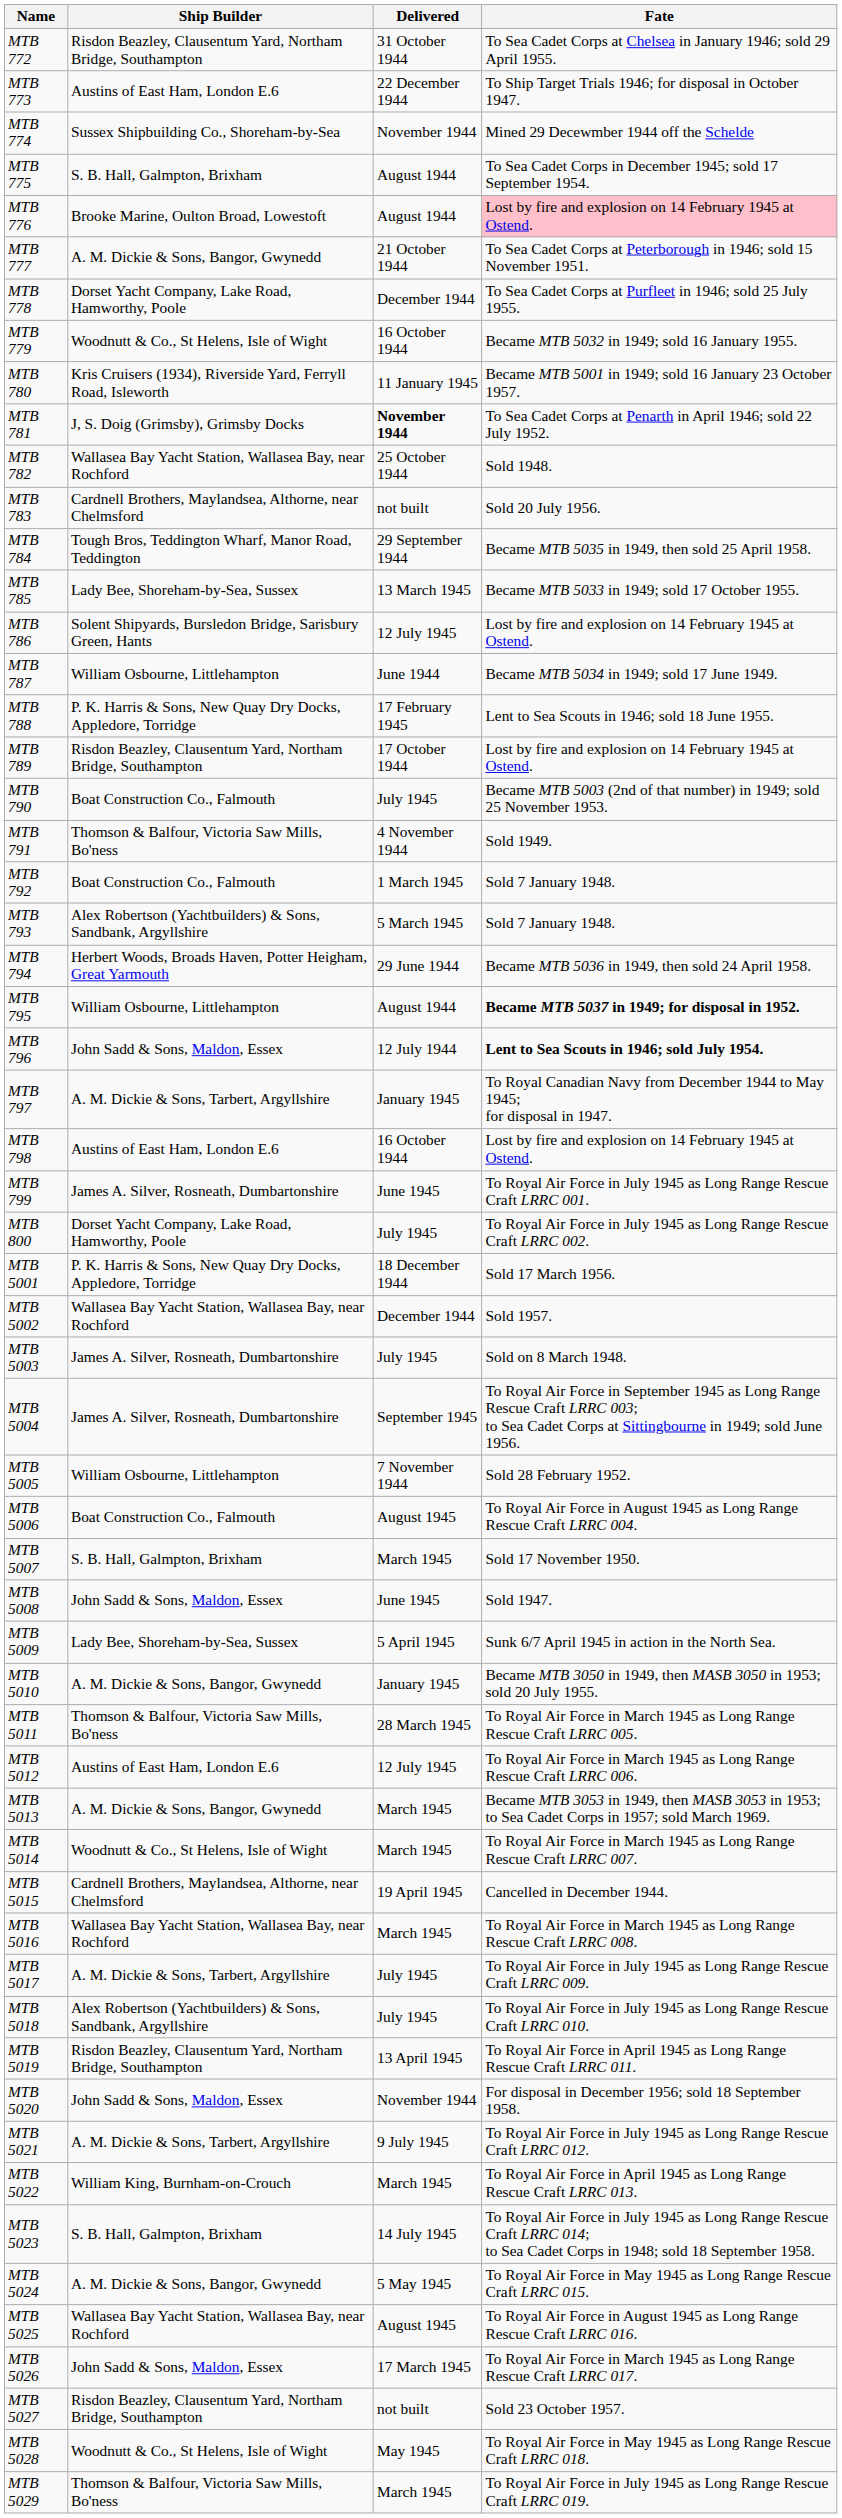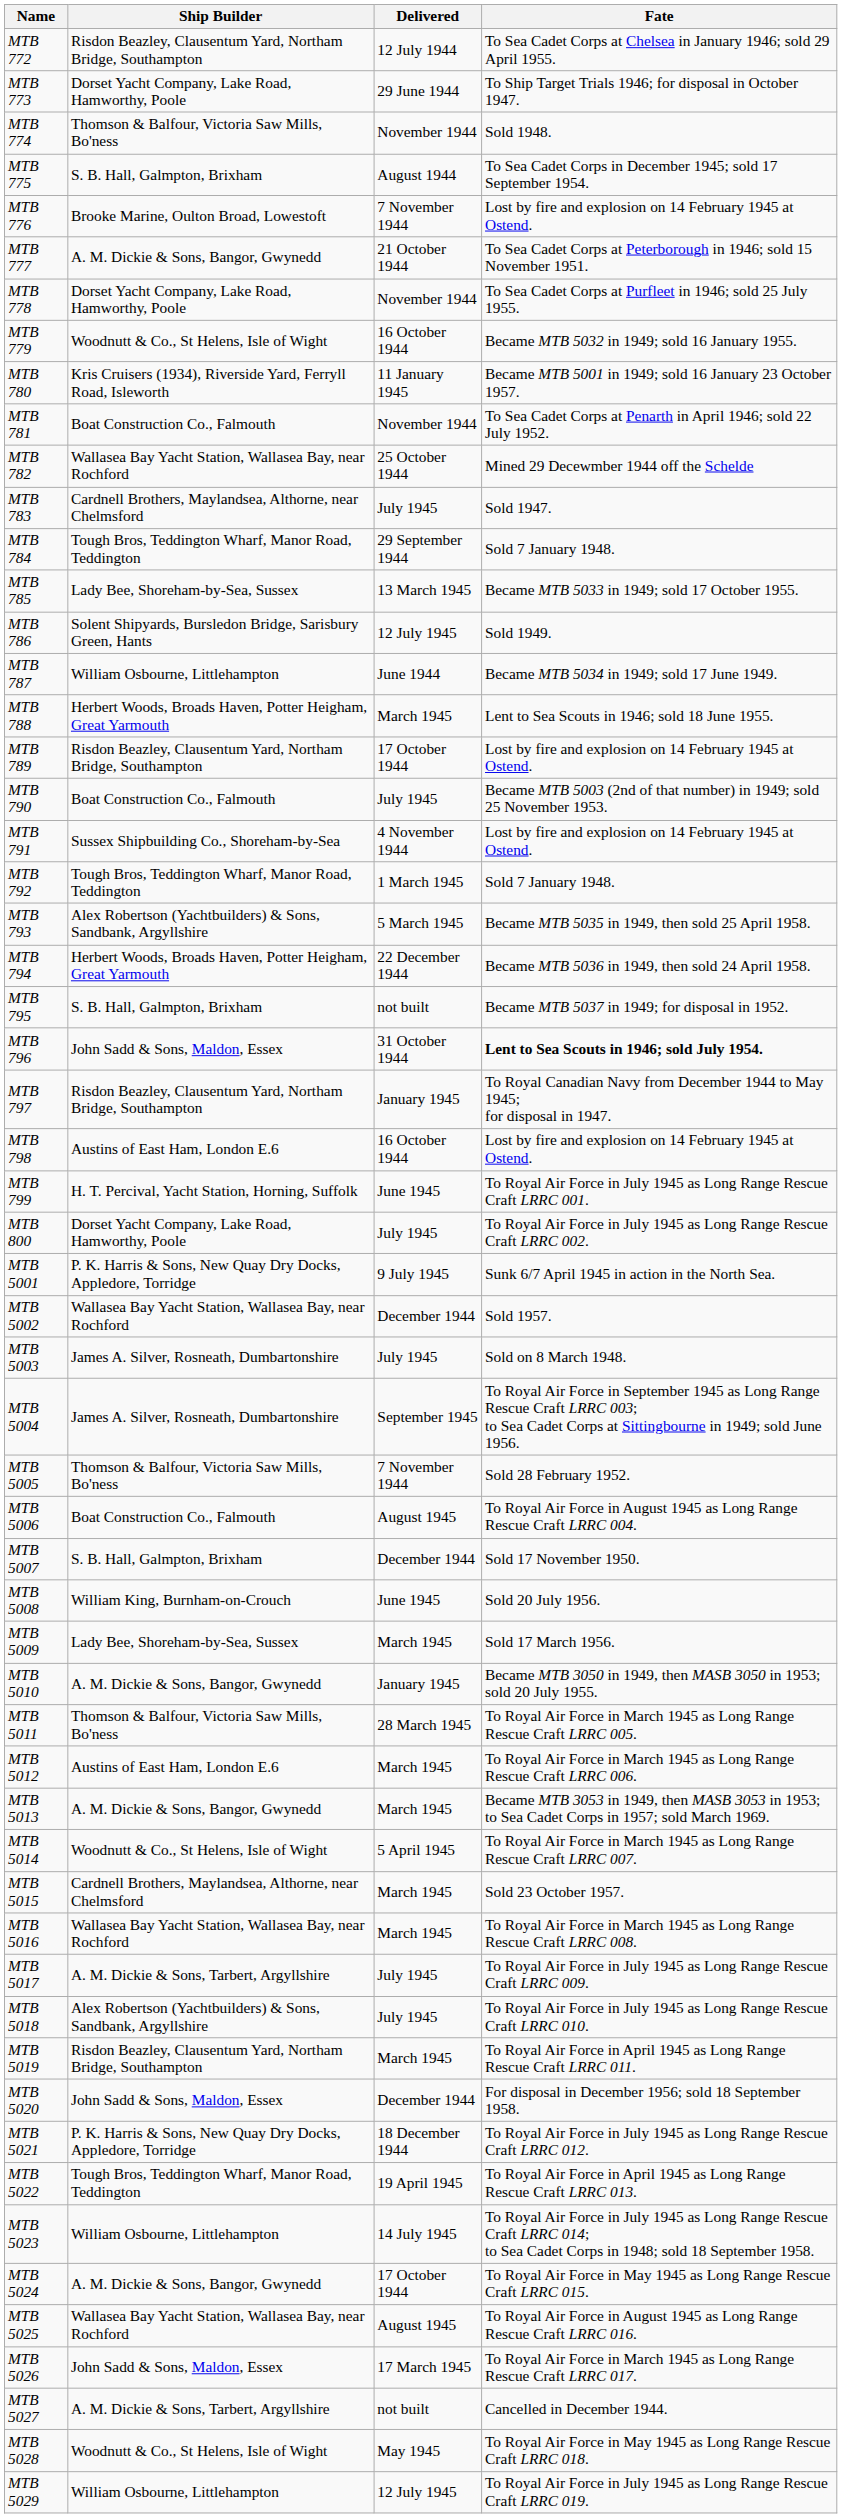(411, 49) 31 October 1944 -> (417, 49) 12 July 1944
(175, 91) Austins of East Ham, London E.6 -> (181, 91) Dorset Yacht Company, Lake Road, Hamworthy, Poole
(418, 91) 22 December 1944 -> (418, 91) 29 June 1944
(206, 132) Sussex Shipbuilding Co., Shoreham-by-Sea -> (197, 132) Thomson & Balfour, Victoria Saw Mills, Bo'ness
(620, 132) Mined 29 Decewmber 1944 off the Schelde -> (518, 132) Sold 1948.
(416, 216) August 1944 -> (416, 216) 7 November 1944
(640, 216) pink background -> (639, 216) no background
(426, 299) December 1944 -> (427, 299) November 1944
(187, 424) J, S. Doig (Grimsby), Grimsby Docks -> (173, 424) Boat Construction Co., Falmouth
(411, 424) bold -> (427, 424) normal
(519, 466) Sold 1948. -> (619, 466) Mined 29 Decewmber 1944 off the Schelde
(403, 507) not built -> (407, 507) July 1945
(543, 507) Sold 20 July 1956. -> (518, 507) Sold 1947.
(648, 549) Became MTB 5035 in 1949, then sold 25 April 1958. -> (550, 549) Sold 7 January 1948.
(640, 632) Lost by fire and explosion on 14 February 1945 at Ostend. -> (518, 632) Sold 1949.
(206, 715) P. K. Harris & Sons, New Quay Dry Docks, Appledore, Torridge -> (219, 715) Herbert Woods, Broads Haven, Potter Heigham, Great Yarmouth
(414, 715) 17 February 1945 -> (415, 715) March 1945
(197, 840) Thomson & Balfour, Victoria Saw Mills, Bo'ness -> (206, 840) Sussex Shipbuilding Co., Shoreham-by-Sea
(519, 840) Sold 1949. -> (639, 840) Lost by fire and explosion on 14 February 1945 at Ostend.
(173, 882) Boat Construction Co., Falmouth -> (211, 882) Tough Bros, Teddington Wharf, Manor Road, Teddington
(550, 924) Sold 7 January 1948. -> (648, 924) Became MTB 5035 in 1949, then sold 25 April 1958.
(418, 965) 29 June 1944 -> (419, 965) 22 December 1944
(175, 1007) William Osbourne, Littlehampton -> (167, 1007) S. B. Hall, Galmpton, Brixham
(416, 1007) August 1944 -> (403, 1007) not built
(643, 1007) bold -> (637, 1007) normal
(417, 1049) 12 July 1944 -> (412, 1049) 31 October 1944
(200, 1099) A. M. Dickie & Sons, Tarbert, Argyllshire -> (207, 1099) Risdon Beazley, Clausentum Yard, Northam Bridge, Southampton
(205, 1191) James A. Silver, Rosneath, Dumbartonshire -> (214, 1191) H. T. Percival, Yacht Station, Horning, Suffolk
(418, 1274) 18 December 1944 -> (413, 1274) 9 July 1945
(550, 1274) Sold 17 March 1956. -> (630, 1274) Sunk 6/7 April 1945 in action in the North Sea.
(175, 1475) William Osbourne, Littlehampton -> (197, 1475) Thomson & Balfour, Victoria Saw Mills, Bo'ness
(414, 1558) March 1945 -> (426, 1558) December 1944
(177, 1600) John Sadd & Sons, Maldon, Essex -> (181, 1600) William King, Burnham-on-Crouch
(519, 1600) Sold 1947. -> (543, 1600) Sold 20 July 1956.
(416, 1642) 5 April 1945 -> (415, 1642) March 1945
(631, 1642) Sunk 6/7 April 1945 in action in the North Sea. -> (550, 1642) Sold 17 March 1956.
(417, 1767) 12 July 1945 -> (415, 1767) March 1945
(414, 1850) March 1945 -> (416, 1850) 5 April 1945
(420, 1892) 19 April 1945 -> (415, 1892) March 1945
(577, 1892) Cancelled in December 1944. -> (555, 1892) Sold 23 October 1957.
(420, 2058) 13 April 1945 -> (415, 2058) March 1945
(427, 2100) November 1944 -> (426, 2100) December 1944
(200, 2141) A. M. Dickie & Sons, Tarbert, Argyllshire -> (206, 2141) P. K. Harris & Sons, New Quay Dry Docks, Appledore, Torridge
(413, 2141) 9 July 1945 -> (419, 2141) 18 December 1944
(181, 2183) William King, Burnham-on-Crouch -> (211, 2183) Tough Bros, Teddington Wharf, Manor Road, Teddington
(414, 2183) March 1945 -> (420, 2183) 19 April 1945
(167, 2233) S. B. Hall, Galmpton, Brixham -> (175, 2233) William Osbourne, Littlehampton
(414, 2284) 5 May 1945 -> (412, 2284) 17 October 1944
(207, 2408) Risdon Beazley, Clausentum Yard, Northam Bridge, Southampton -> (200, 2408) A. M. Dickie & Sons, Tarbert, Argyllshire
(555, 2408) Sold 23 October 1957. -> (576, 2408) Cancelled in December 1944.
(197, 2492) Thomson & Balfour, Victoria Saw Mills, Bo'ness -> (175, 2492) William Osbourne, Littlehampton
(414, 2492) March 1945 -> (417, 2492) 12 July 1945
